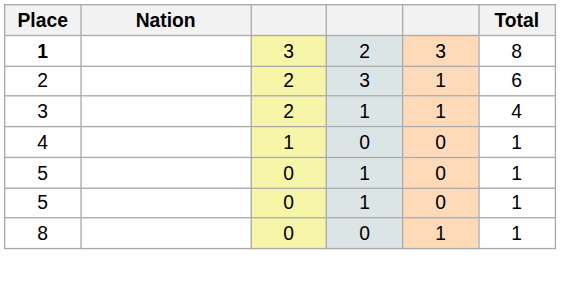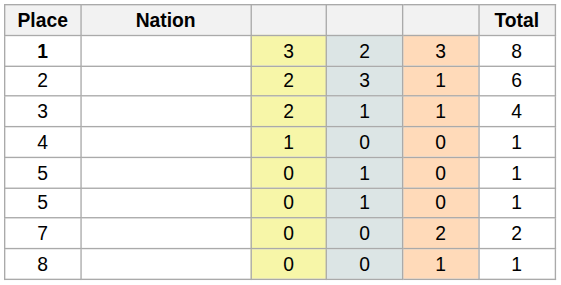+ row: (43, 234)
